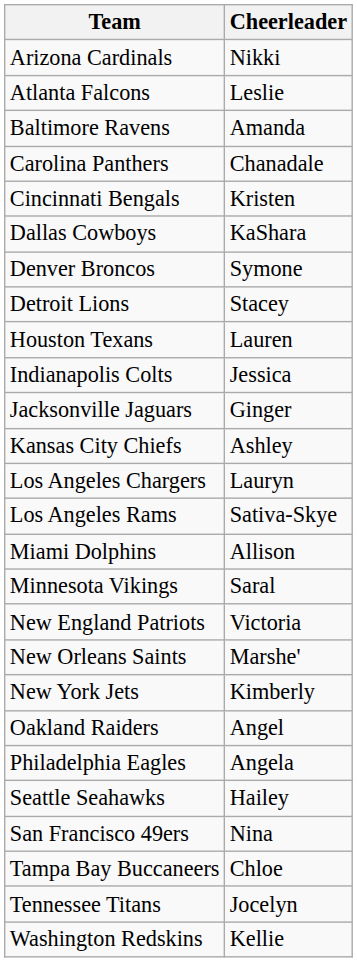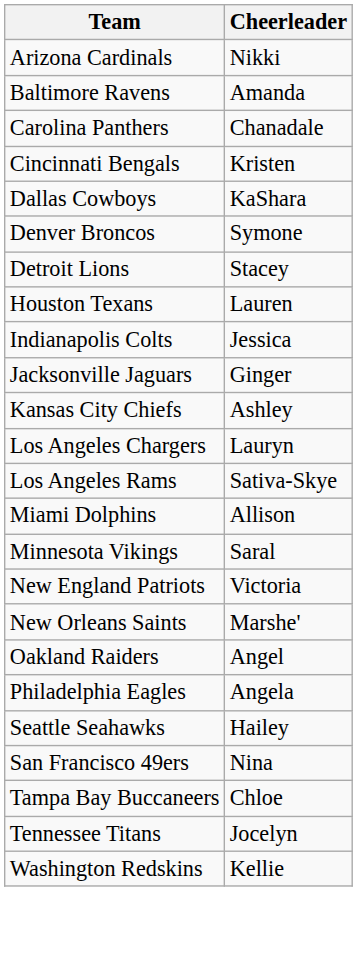- row: (80, 92)
- row: (74, 692)
